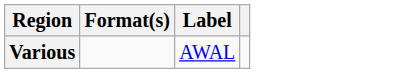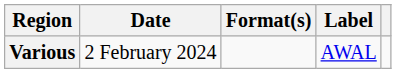+ column: (151, 20)
